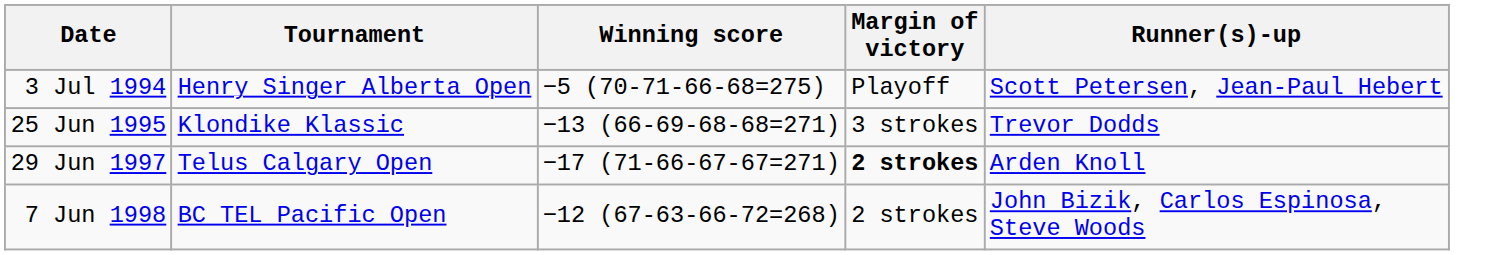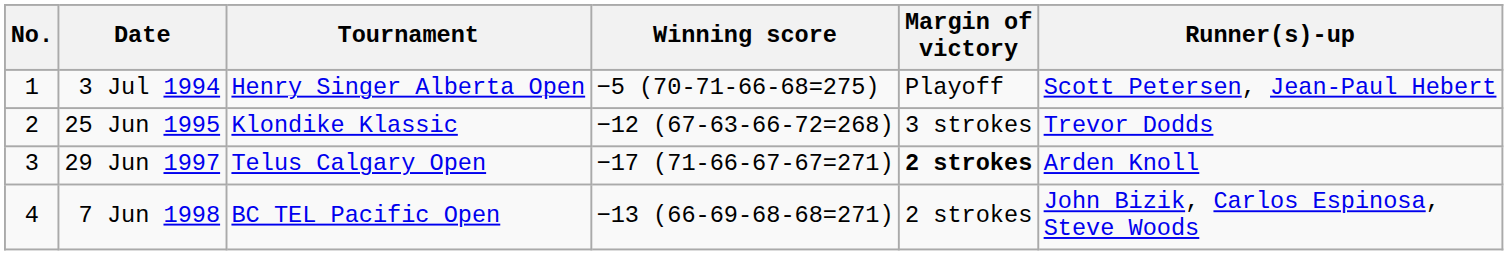+ column: (32, 38)
(691, 127) −13 (66-69-68-68=271) -> (745, 127) −12 (67-63-66-72=268)
(691, 217) −12 (67-63-66-72=268) -> (745, 217) −13 (66-69-68-68=271)
